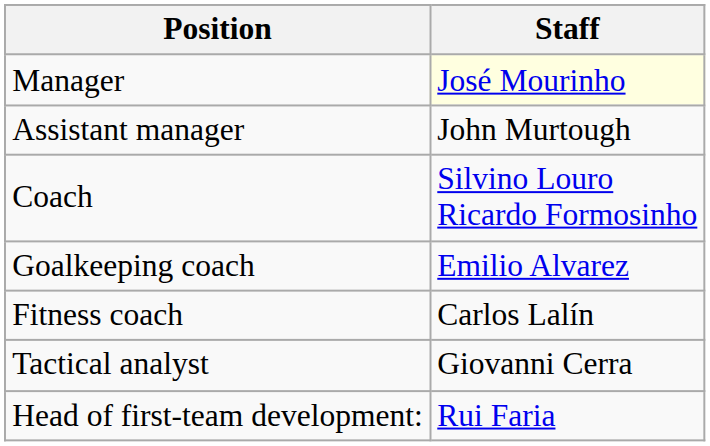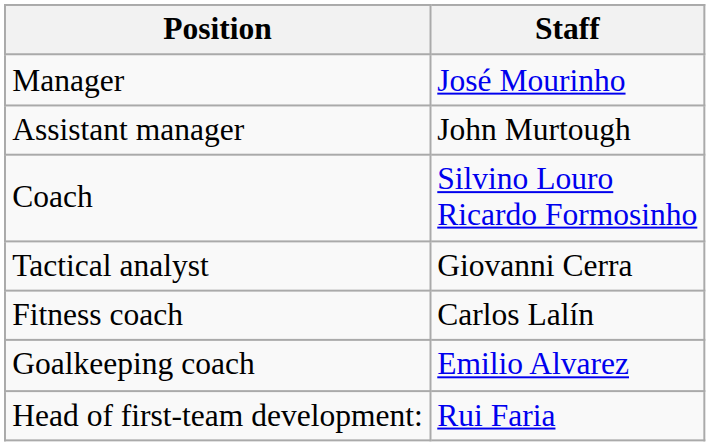(531, 79) lightyellow background -> (531, 79) no background
rows swapped: (133, 264) <-> (110, 364)
